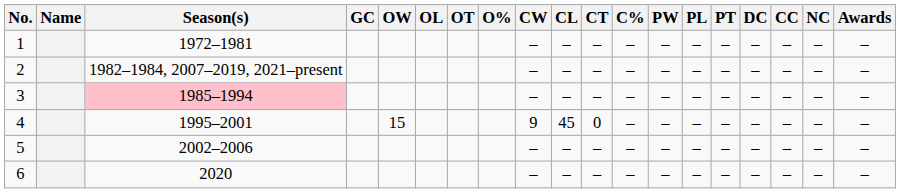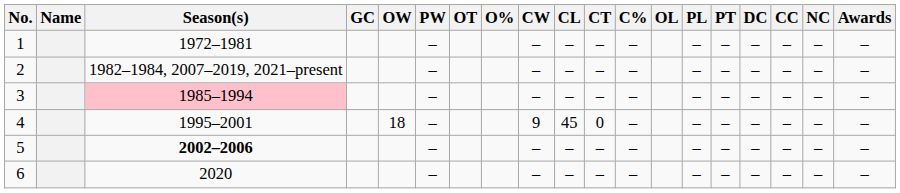columns swapped: (431, 17) <-> (665, 17)
(397, 122) 15 -> (397, 122) 18
(216, 148) normal -> (216, 148) bold
